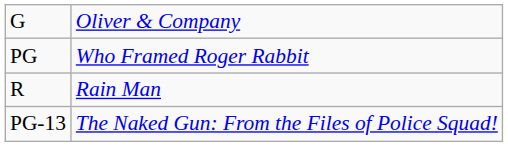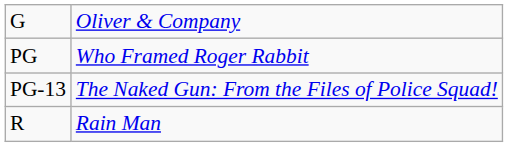rows swapped: (38, 123) <-> (17, 89)
